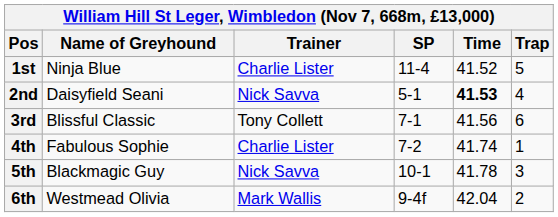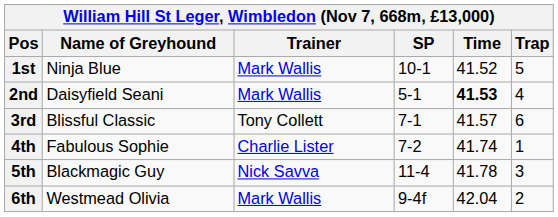(286, 69) Charlie Lister -> (279, 69) Mark Wallis
(414, 69) 11-4 -> (414, 69) 10-1
(278, 95) Nick Savva -> (279, 95) Mark Wallis
(477, 120) 41.56 -> (477, 120) 41.57
(414, 172) 10-1 -> (414, 172) 11-4
